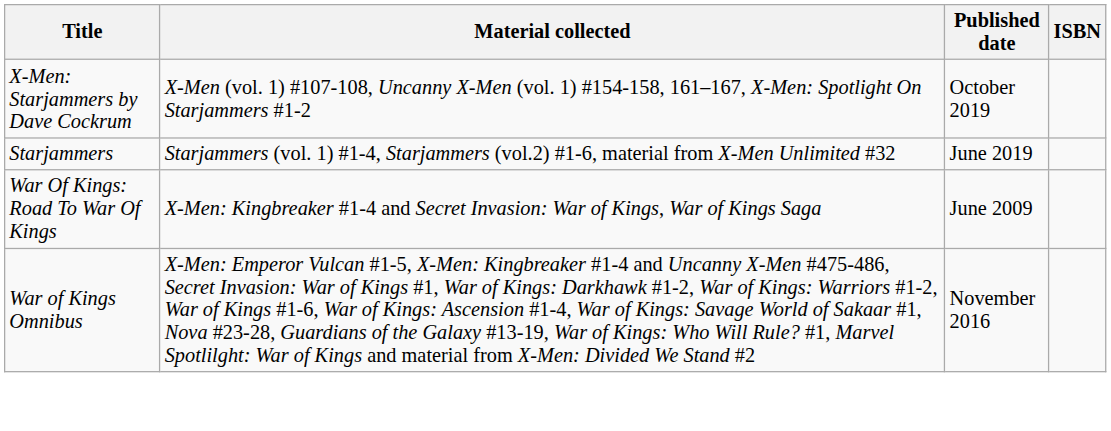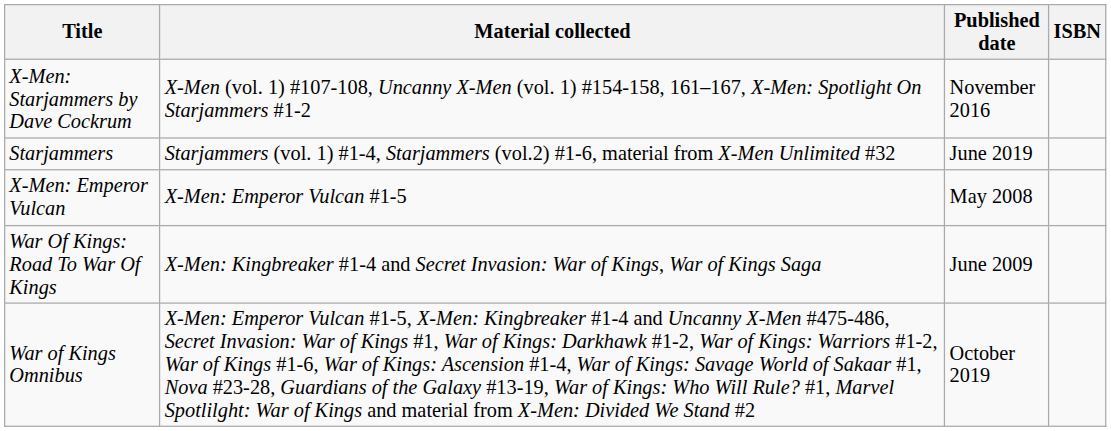(982, 98) October 2019 -> (992, 98) November 2016
+ row: (79, 197)
(992, 309) November 2016 -> (982, 364) October 2019
